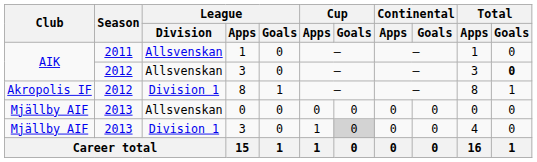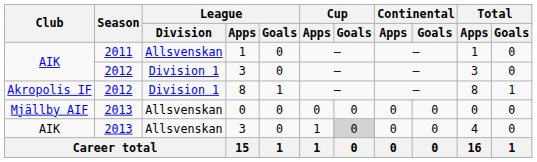(184, 71) Allsvenskan -> (184, 71) Division 1
(512, 71) bold -> (512, 71) normal
(49, 128) Mjällby AIF -> (49, 128) AIK
(184, 128) Division 1 -> (184, 128) Allsvenskan
